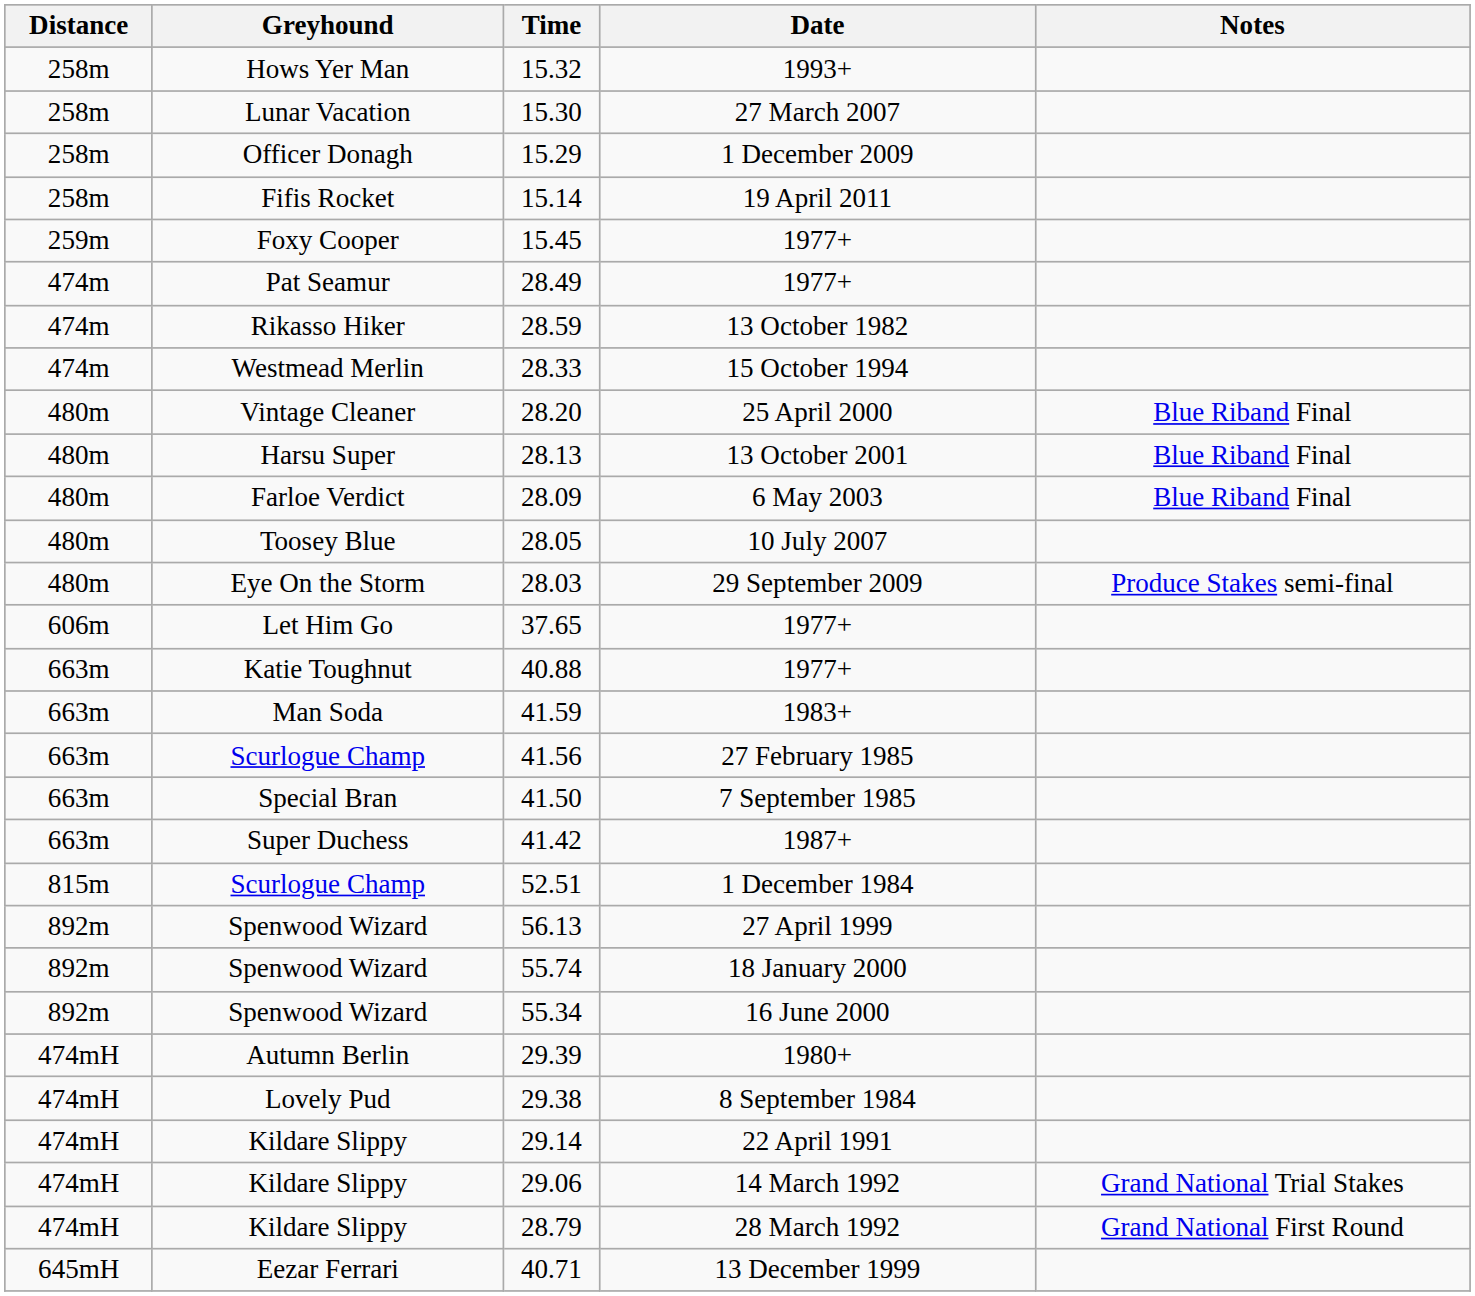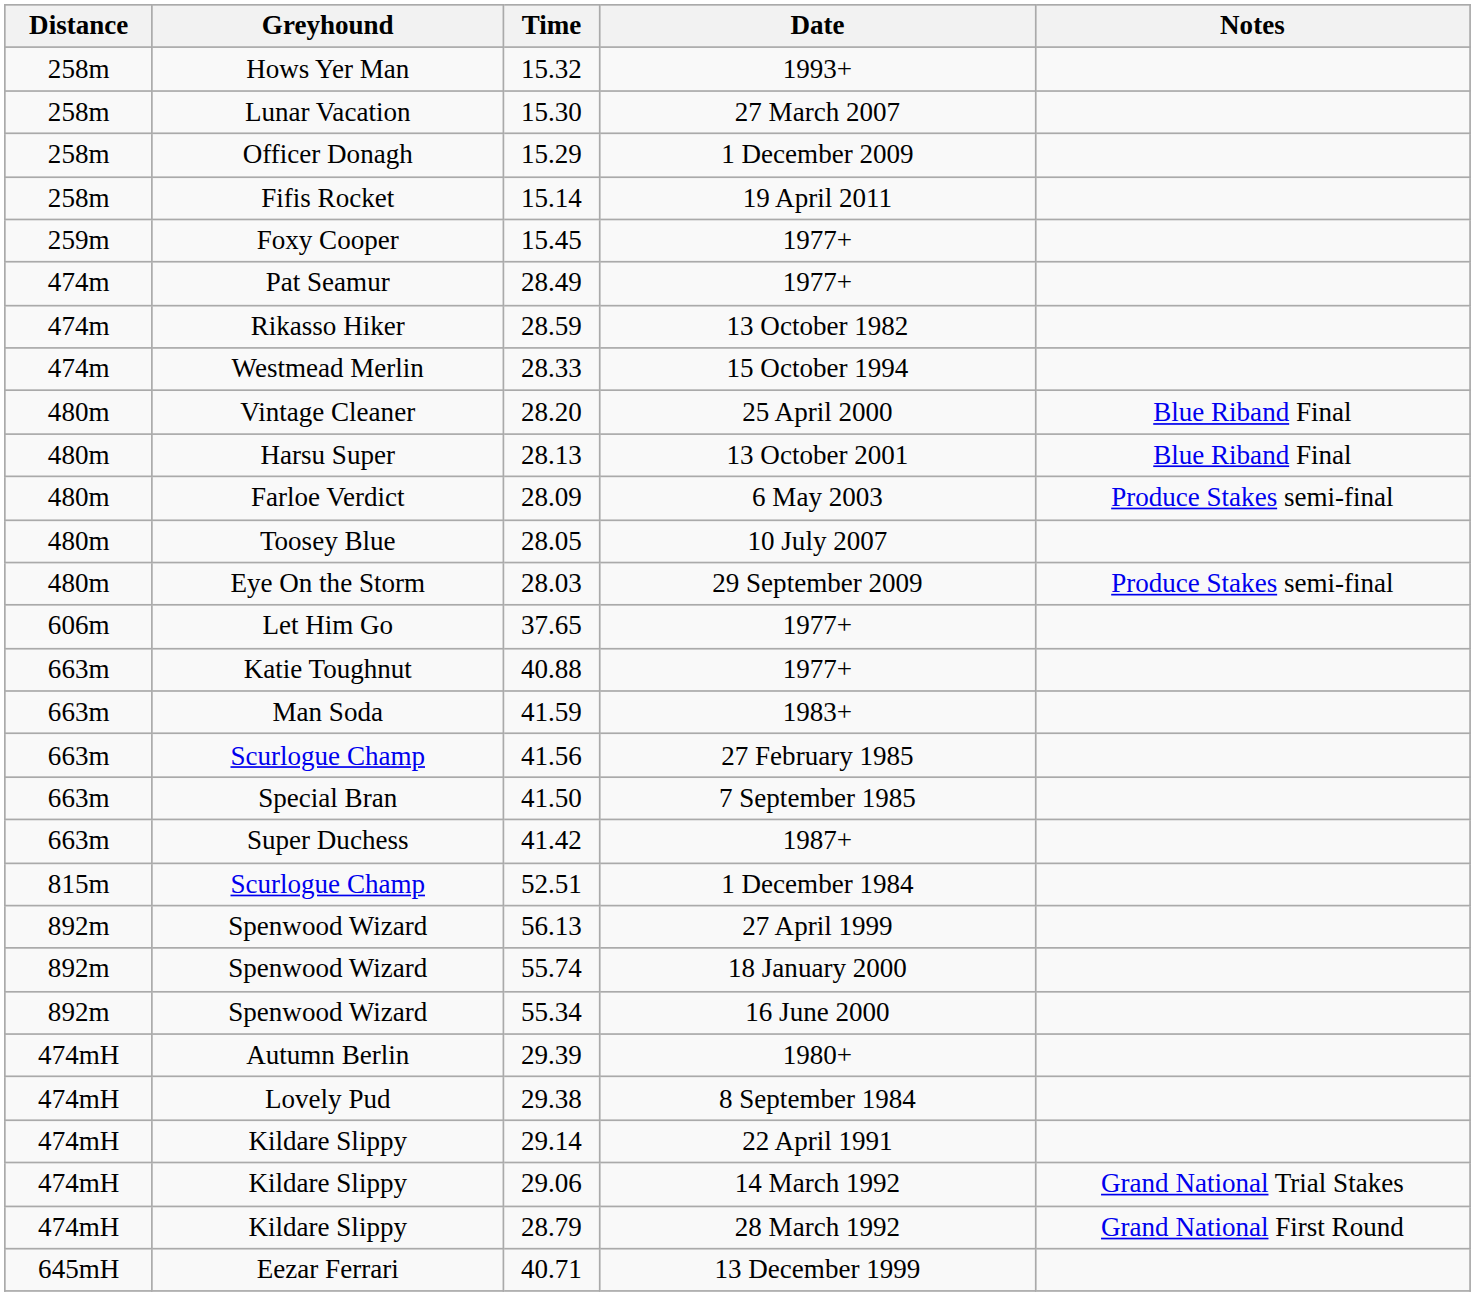(1252, 497) Blue Riband Final -> (1252, 497) Produce Stakes semi-final
